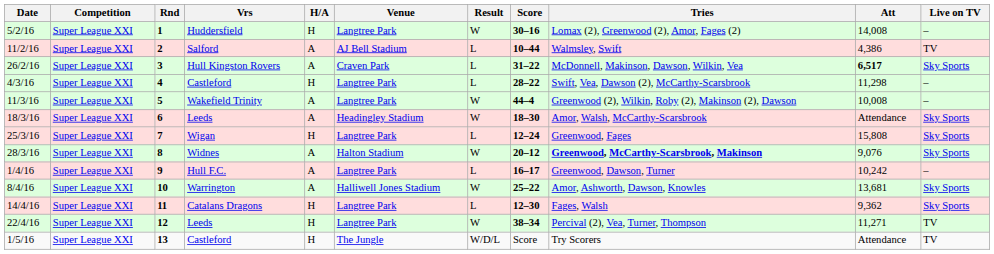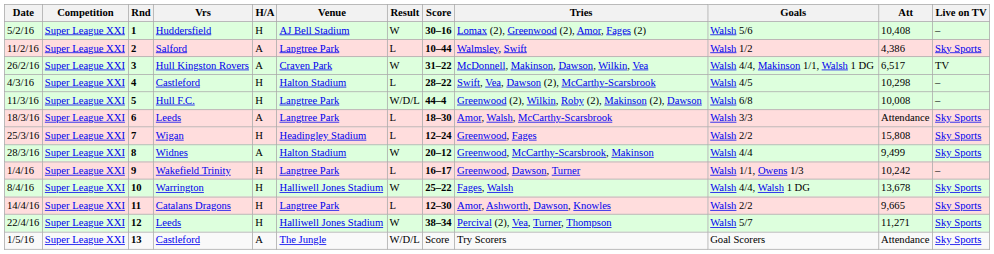+ column: (793, 12)
(367, 30) Langtree Park -> (315, 30) AJ Bell Stadium
(872, 30) 14,008 -> (896, 30) 10,408
(372, 47) AJ Bell Stadium -> (309, 47) Langtree Park
(930, 47) TV -> (958, 47) Sky Sports
(473, 65) L -> (395, 65) W
(870, 65) bold -> (893, 65) normal
(946, 65) Sky Sports -> (942, 65) TV
(367, 82) Langtree Park -> (313, 82) Halton Stadium
(872, 82) 11,298 -> (896, 82) 10,298
(225, 100) Wakefield Trinity -> (175, 100) Hull F.C.
(311, 100) A -> (259, 100) H
(475, 100) W -> (405, 100) W/D/L
(380, 117) Headingley Stadium -> (309, 117) Langtree Park
(475, 117) W -> (393, 117) L
(367, 135) Langtree Park -> (323, 135) Headingley Stadium
(657, 152) bold -> (555, 152) normal
(870, 152) 9,076 -> (893, 152) 9,499
(207, 170) Hull F.C. -> (193, 170) Wakefield Trinity
(311, 170) A -> (259, 170) H
(311, 187) A -> (259, 187) H
(629, 187) Amor, Ashworth, Dawson, Knowles -> (485, 187) Fages, Walsh
(872, 187) 13,681 -> (896, 187) 13,678
(580, 205) Fages, Walsh -> (534, 205) Amor, Ashworth, Dawson, Knowles
(870, 205) 9,362 -> (893, 205) 9,665
(367, 222) Langtree Park -> (331, 222) Halliwell Jones Stadium
(930, 222) TV -> (958, 222) Sky Sports
(311, 240) H -> (259, 240) A
(930, 240) TV -> (958, 240) Sky Sports
